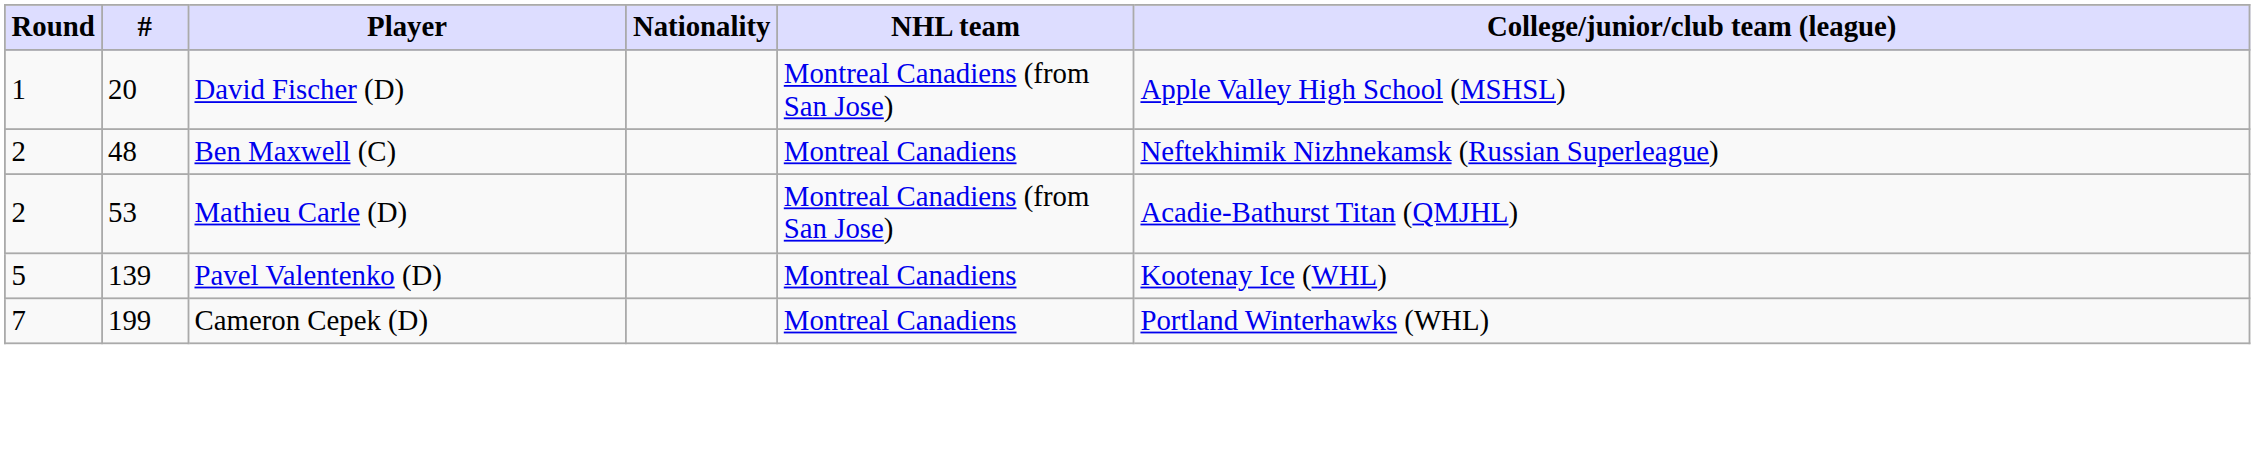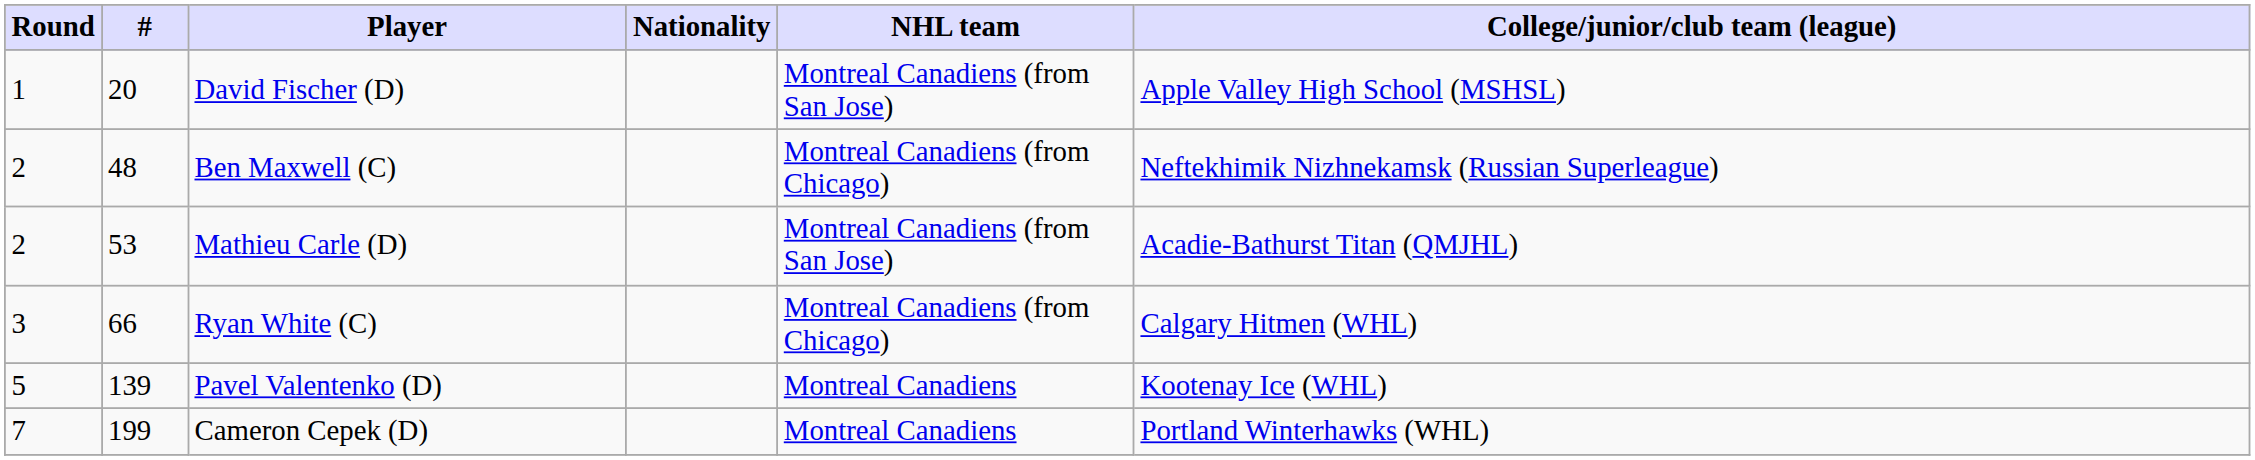(900, 151) Montreal Canadiens -> (937, 167) Montreal Canadiens (from Chicago)
+ row: (286, 323)
